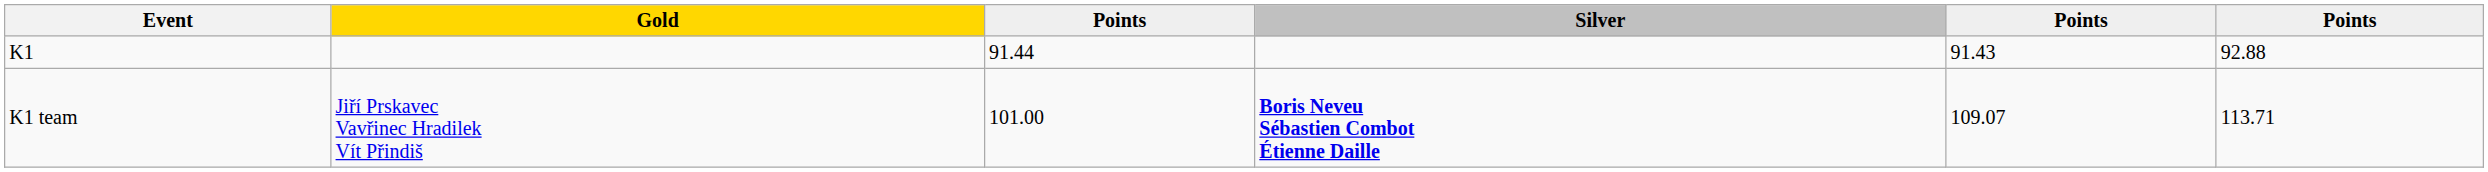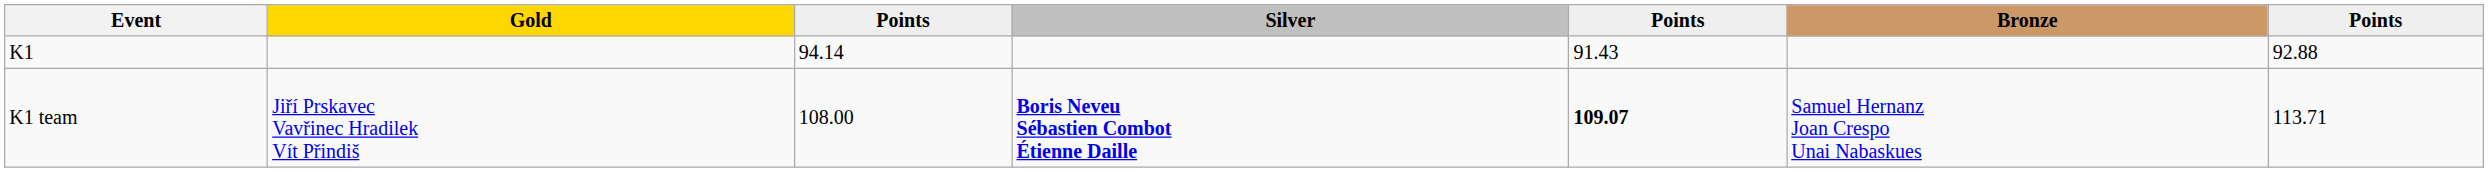+ column: (2027, 20)
(1012, 52) 91.44 -> (821, 52) 94.14
(1017, 117) 101.00 -> (826, 117) 108.00
(1978, 117) normal -> (1601, 117) bold
